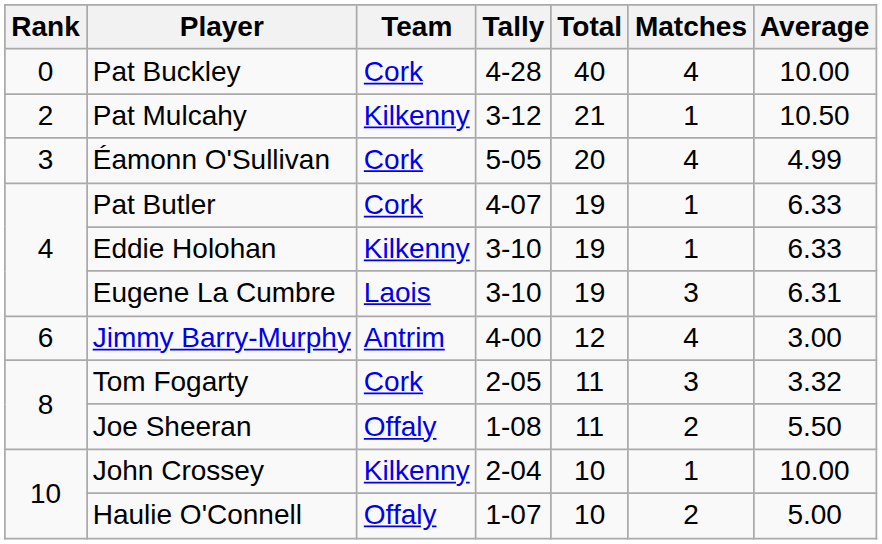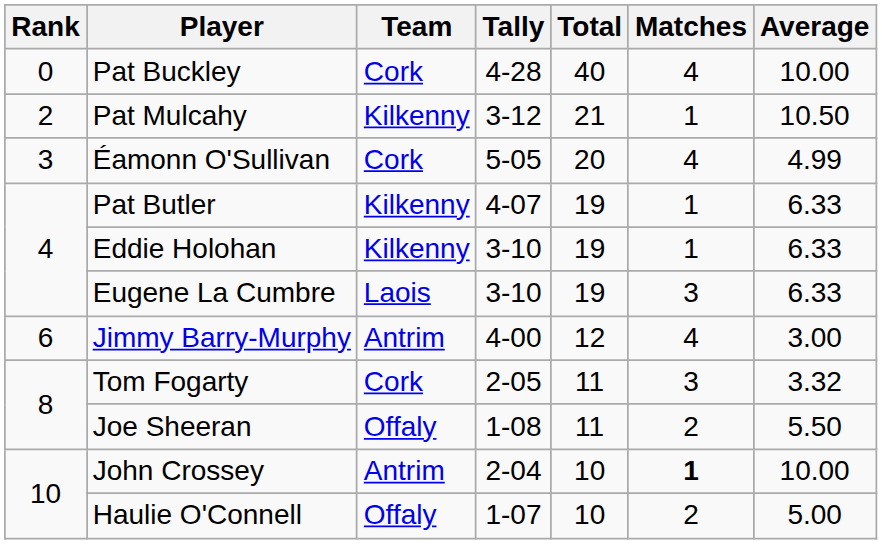(393, 204) Cork -> (417, 204) Kilkenny
(815, 293) 6.31 -> (815, 293) 6.33
(417, 470) Kilkenny -> (404, 470) Antrim
(691, 470) normal -> (691, 470) bold
